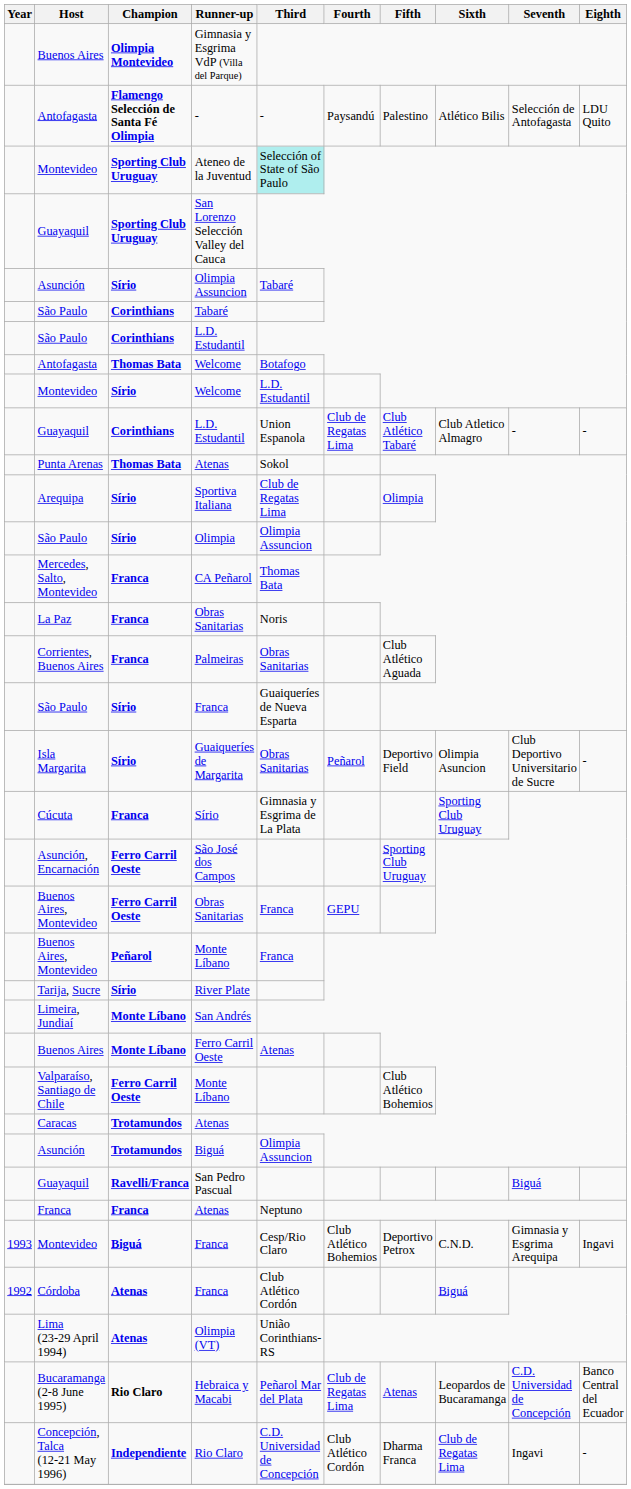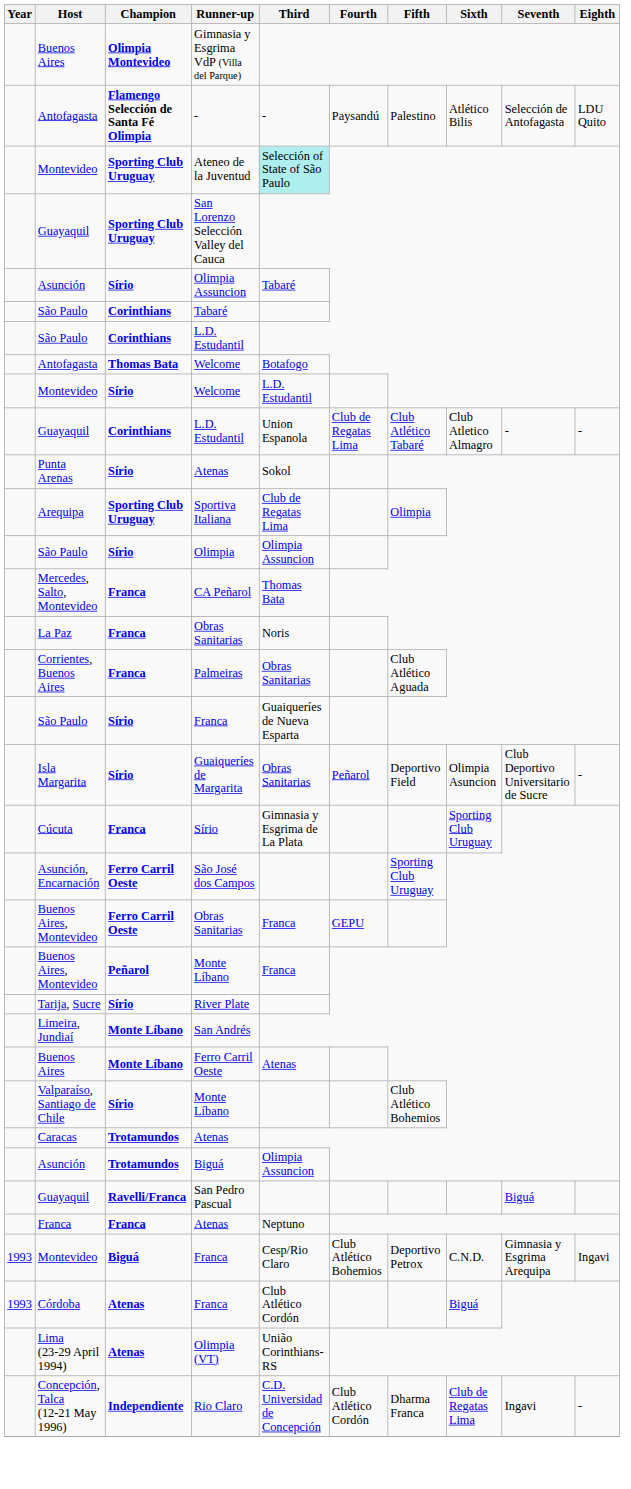(146, 464) Thomas Bata -> (121, 471) Sírio
(124, 498) Sírio -> (146, 512) Sporting Club Uruguay
(144, 1090) Ferro Carril Oeste -> (121, 1104) Sírio
(20, 1290) 1992 -> (20, 1304) 1993
- row: (71, 1392)
